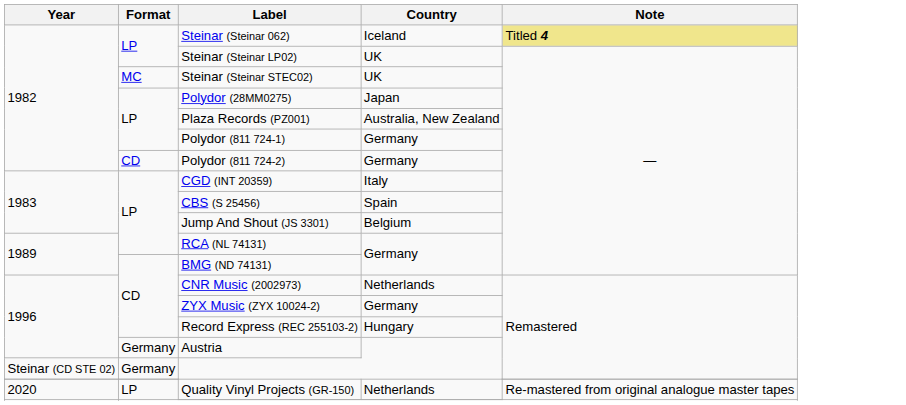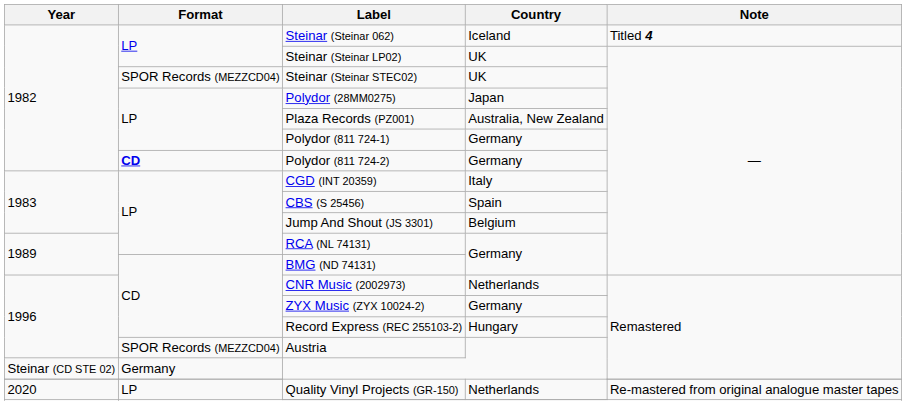(527, 35) khaki background -> (631, 35) no background
(131, 77) MC -> (200, 77) SPOR Records (MEZZCD04)
(131, 160) normal -> (131, 160) bold
(148, 347) Germany -> (200, 347) SPOR Records (MEZZCD04)
